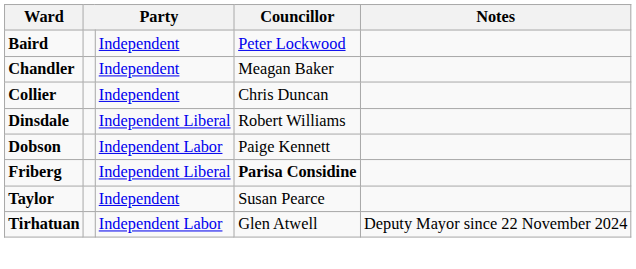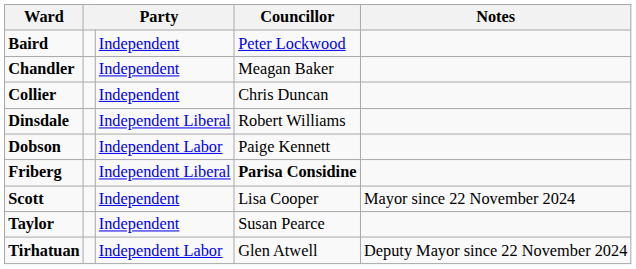+ row: (26, 198)
